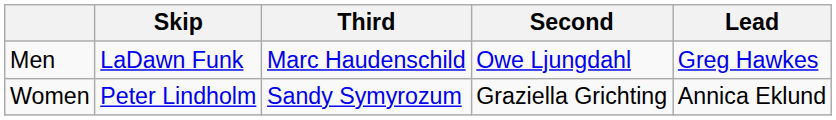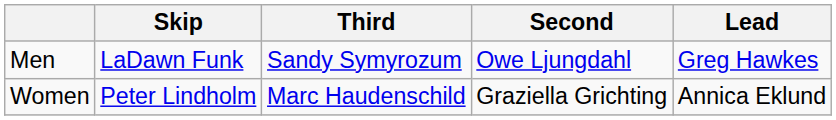(366, 59) Marc Haudenschild -> (364, 59) Sandy Symyrozum
(364, 96) Sandy Symyrozum -> (366, 96) Marc Haudenschild
